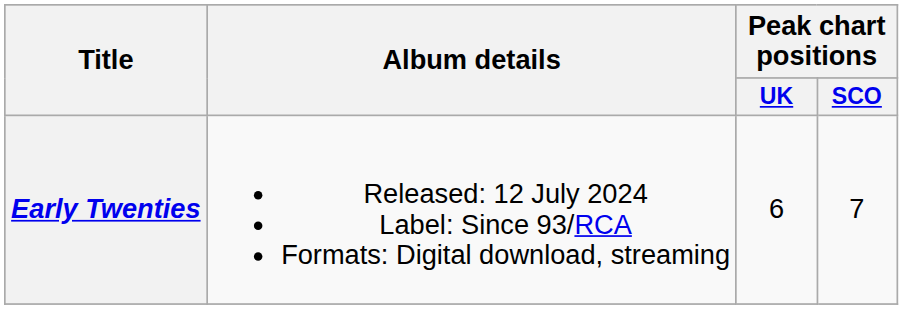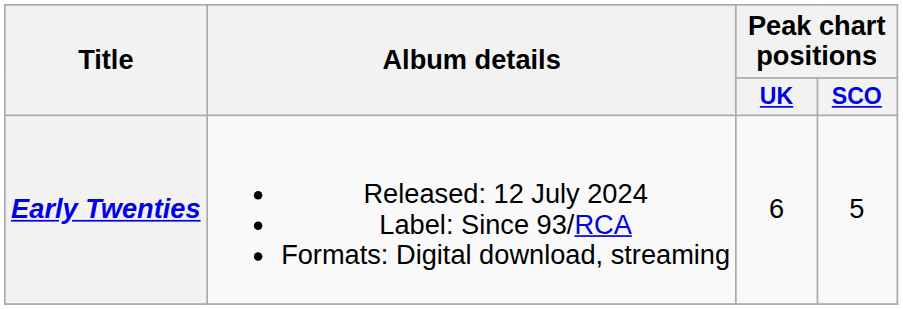(857, 209) 7 -> (857, 209) 5
